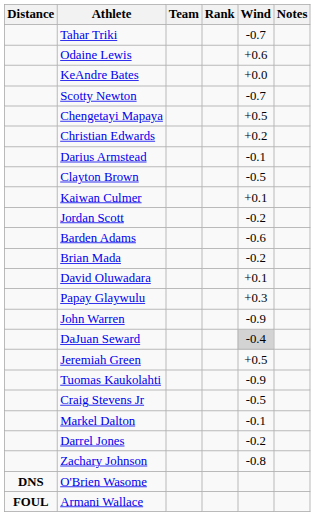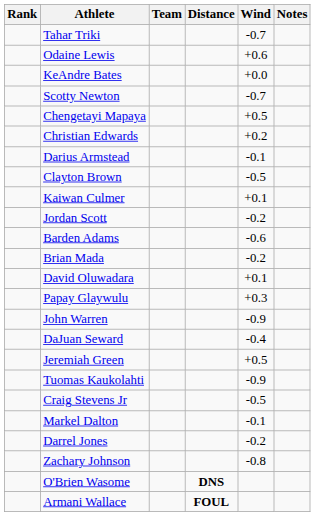columns swapped: (220, 14) <-> (31, 14)
(256, 339) lightgrey background -> (256, 339) no background
